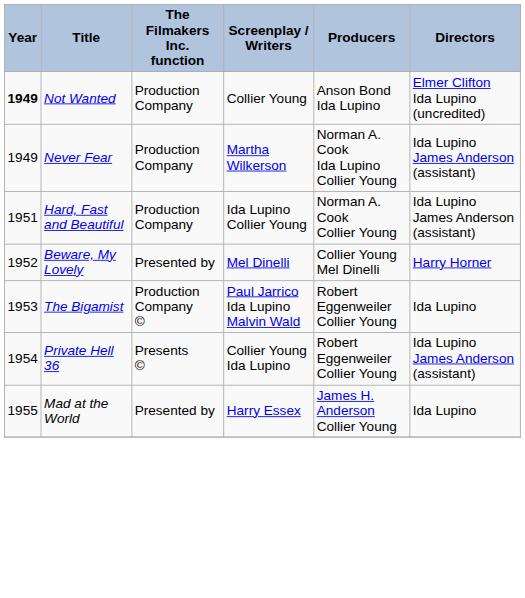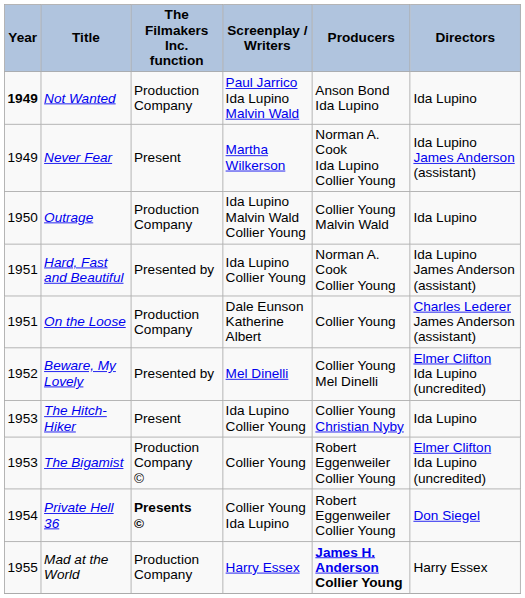(267, 98) Collier Young -> (262, 98) Paul Jarrico Ida Lupino Malvin Wald
(452, 98) Elmer Clifton Ida Lupino (uncredited) -> (445, 98) Ida Lupino
(167, 157) Production Company -> (157, 157) Present
+ row: (69, 217)
(167, 217) Production Company -> (174, 269) Presented by
+ row: (85, 322)
(452, 262) Harry Horner -> (452, 374) Elmer Clifton Ida Lupino (uncredited)
+ row: (75, 418)
(263, 306) Paul Jarrico Ida Lupino Malvin Wald -> (266, 463) Collier Young
(445, 306) Ida Lupino -> (452, 463) Elmer Clifton Ida Lupino (uncredited)
(161, 358) normal -> (163, 515) bold
(463, 358) Ida Lupino James Anderson (assistant) -> (447, 515) Don Siegel
(175, 411) Presented by -> (167, 567) Production Company
(357, 411) normal -> (359, 567) bold
(445, 411) Ida Lupino -> (450, 567) Harry Essex
